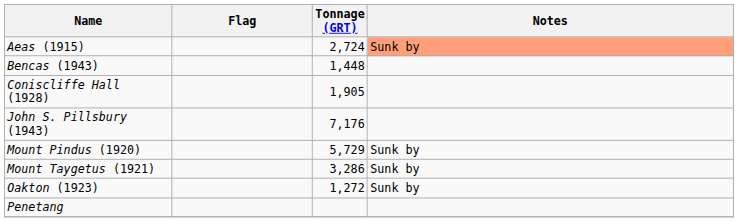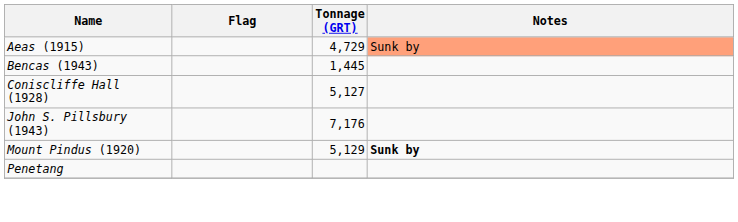(347, 47) 2,724 -> (347, 47) 4,729
(347, 66) 1,448 -> (347, 66) 1,445
(347, 91) 1,905 -> (347, 91) 5,127
(347, 150) 5,729 -> (347, 150) 5,129
(395, 150) normal -> (395, 150) bold
- row: (81, 169)
- row: (53, 188)
